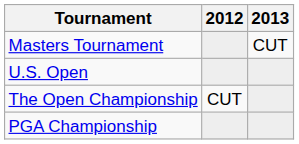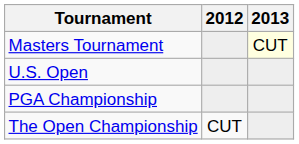(270, 45) no background -> (270, 45) lightyellow background
rows swapped: (103, 99) <-> (83, 126)
